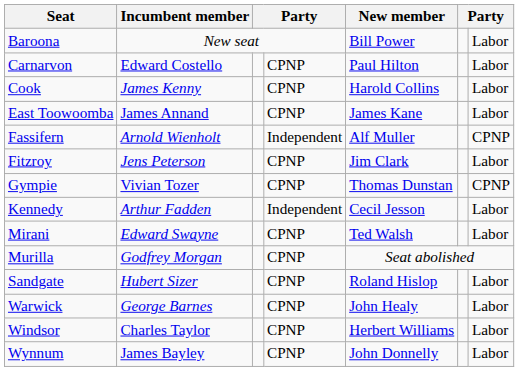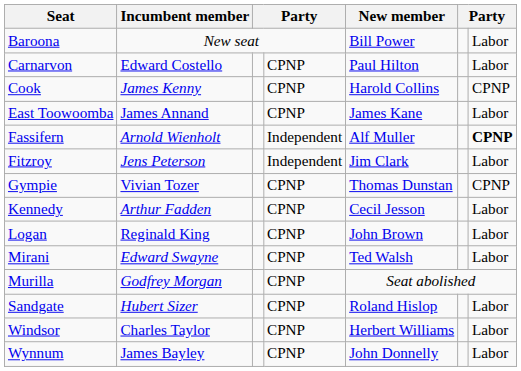(490, 88) Labor -> (491, 88) CPNP
(491, 137) normal -> (492, 137) bold
(286, 161) CPNP -> (305, 161) Independent
(305, 209) Independent -> (286, 209) CPNP
+ row: (27, 233)
- row: (35, 305)
